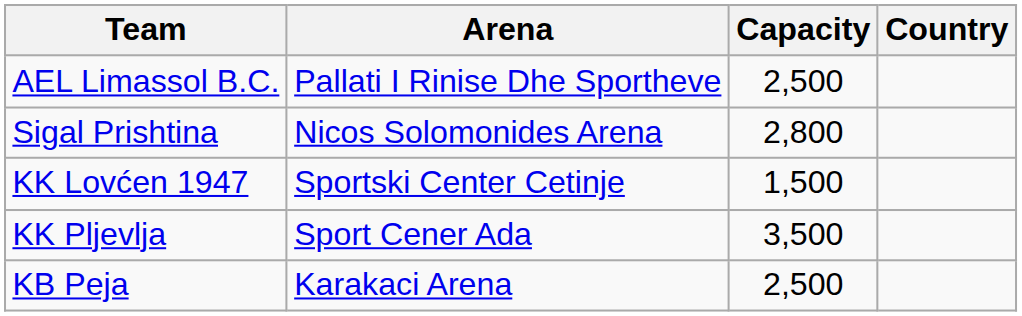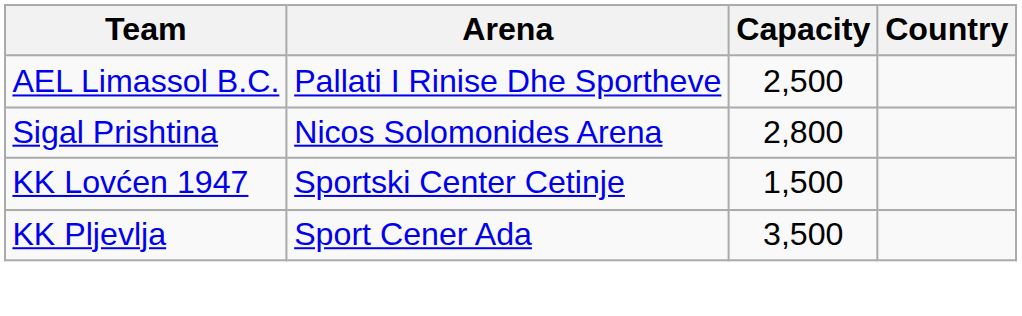- row: (71, 285)
